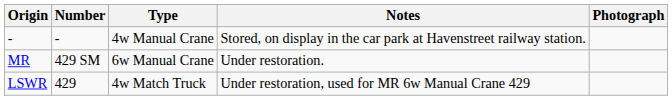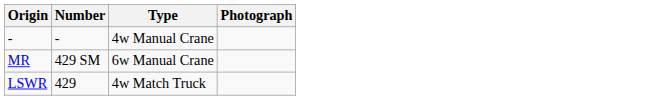- column: (403, 15)
